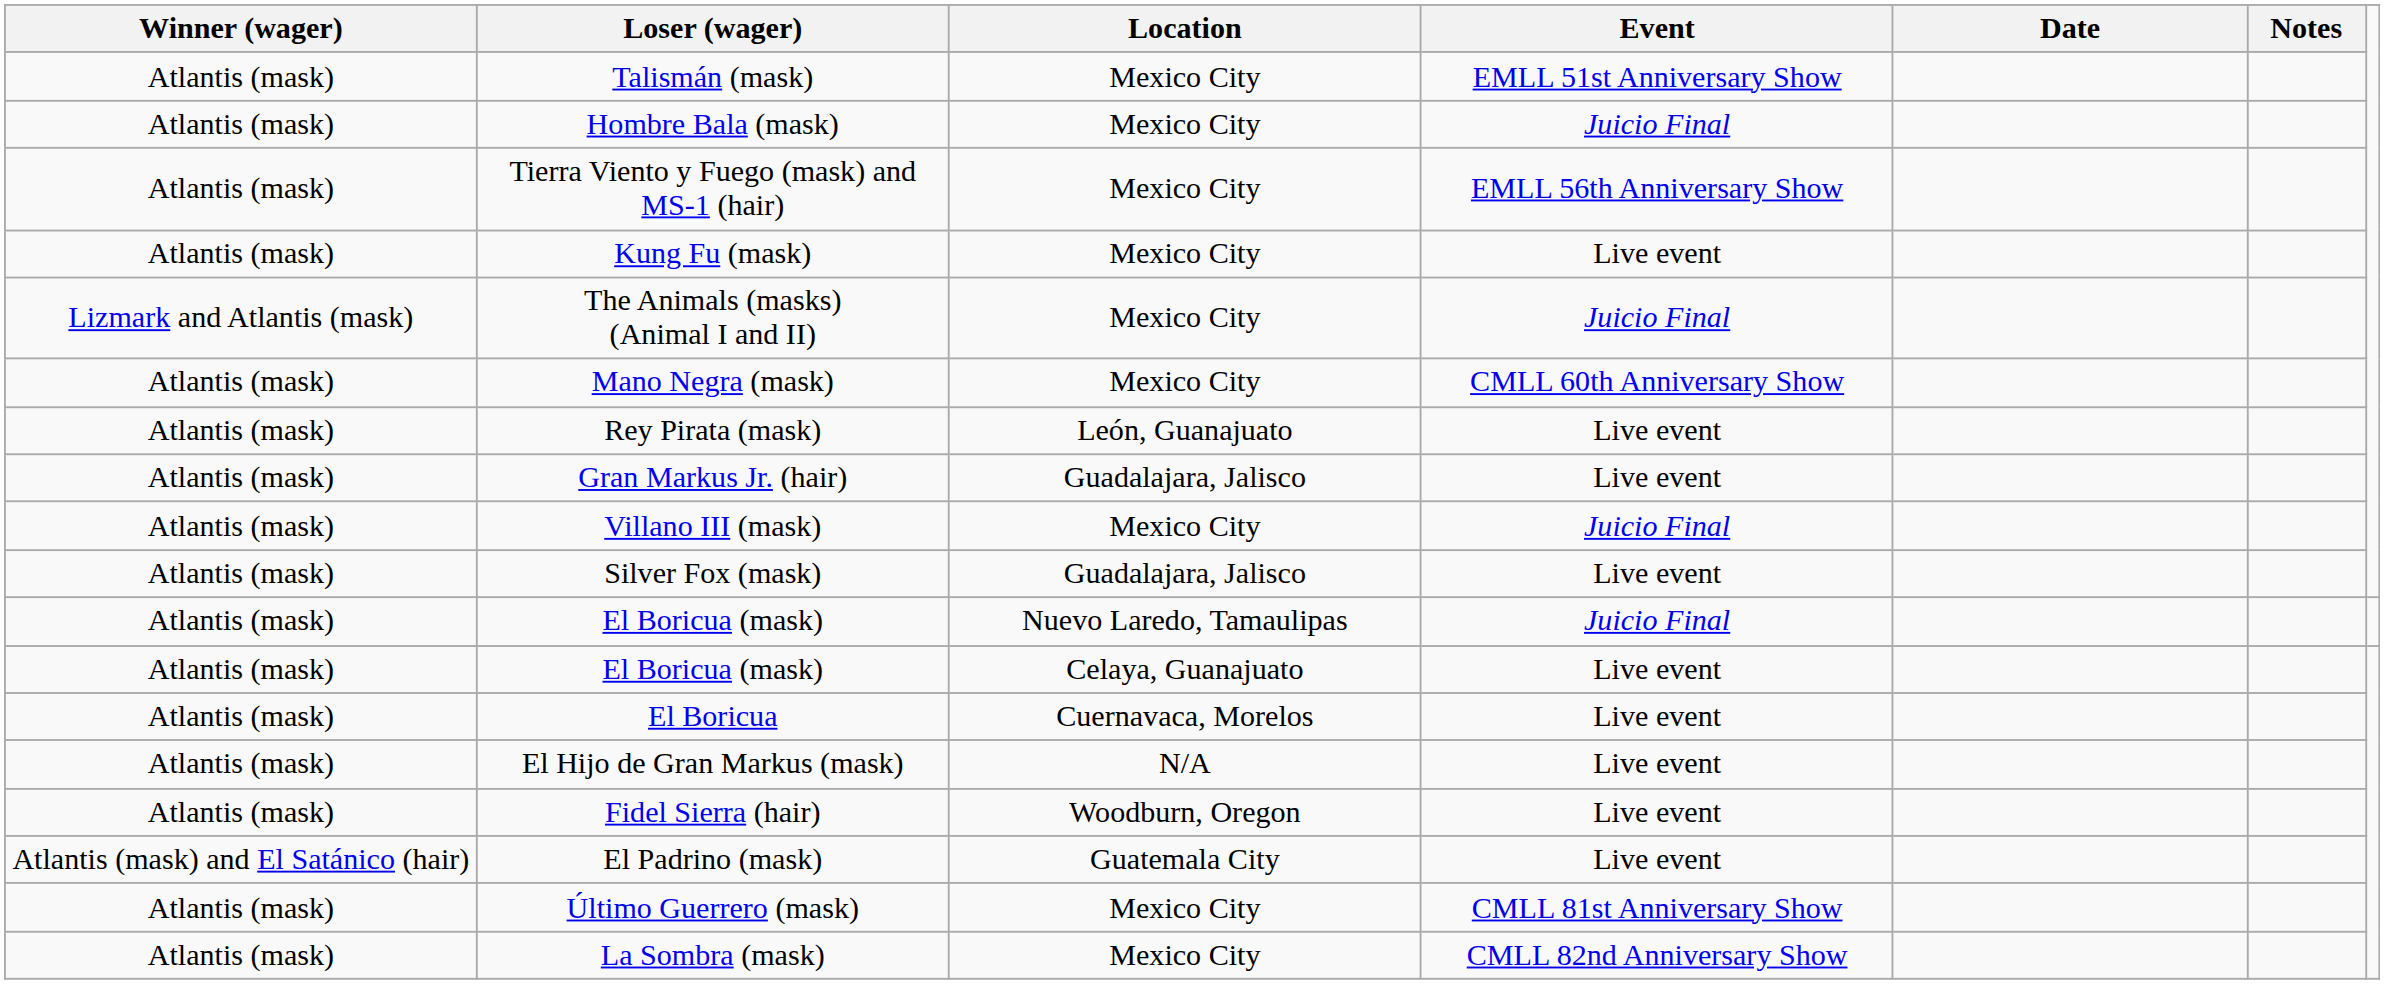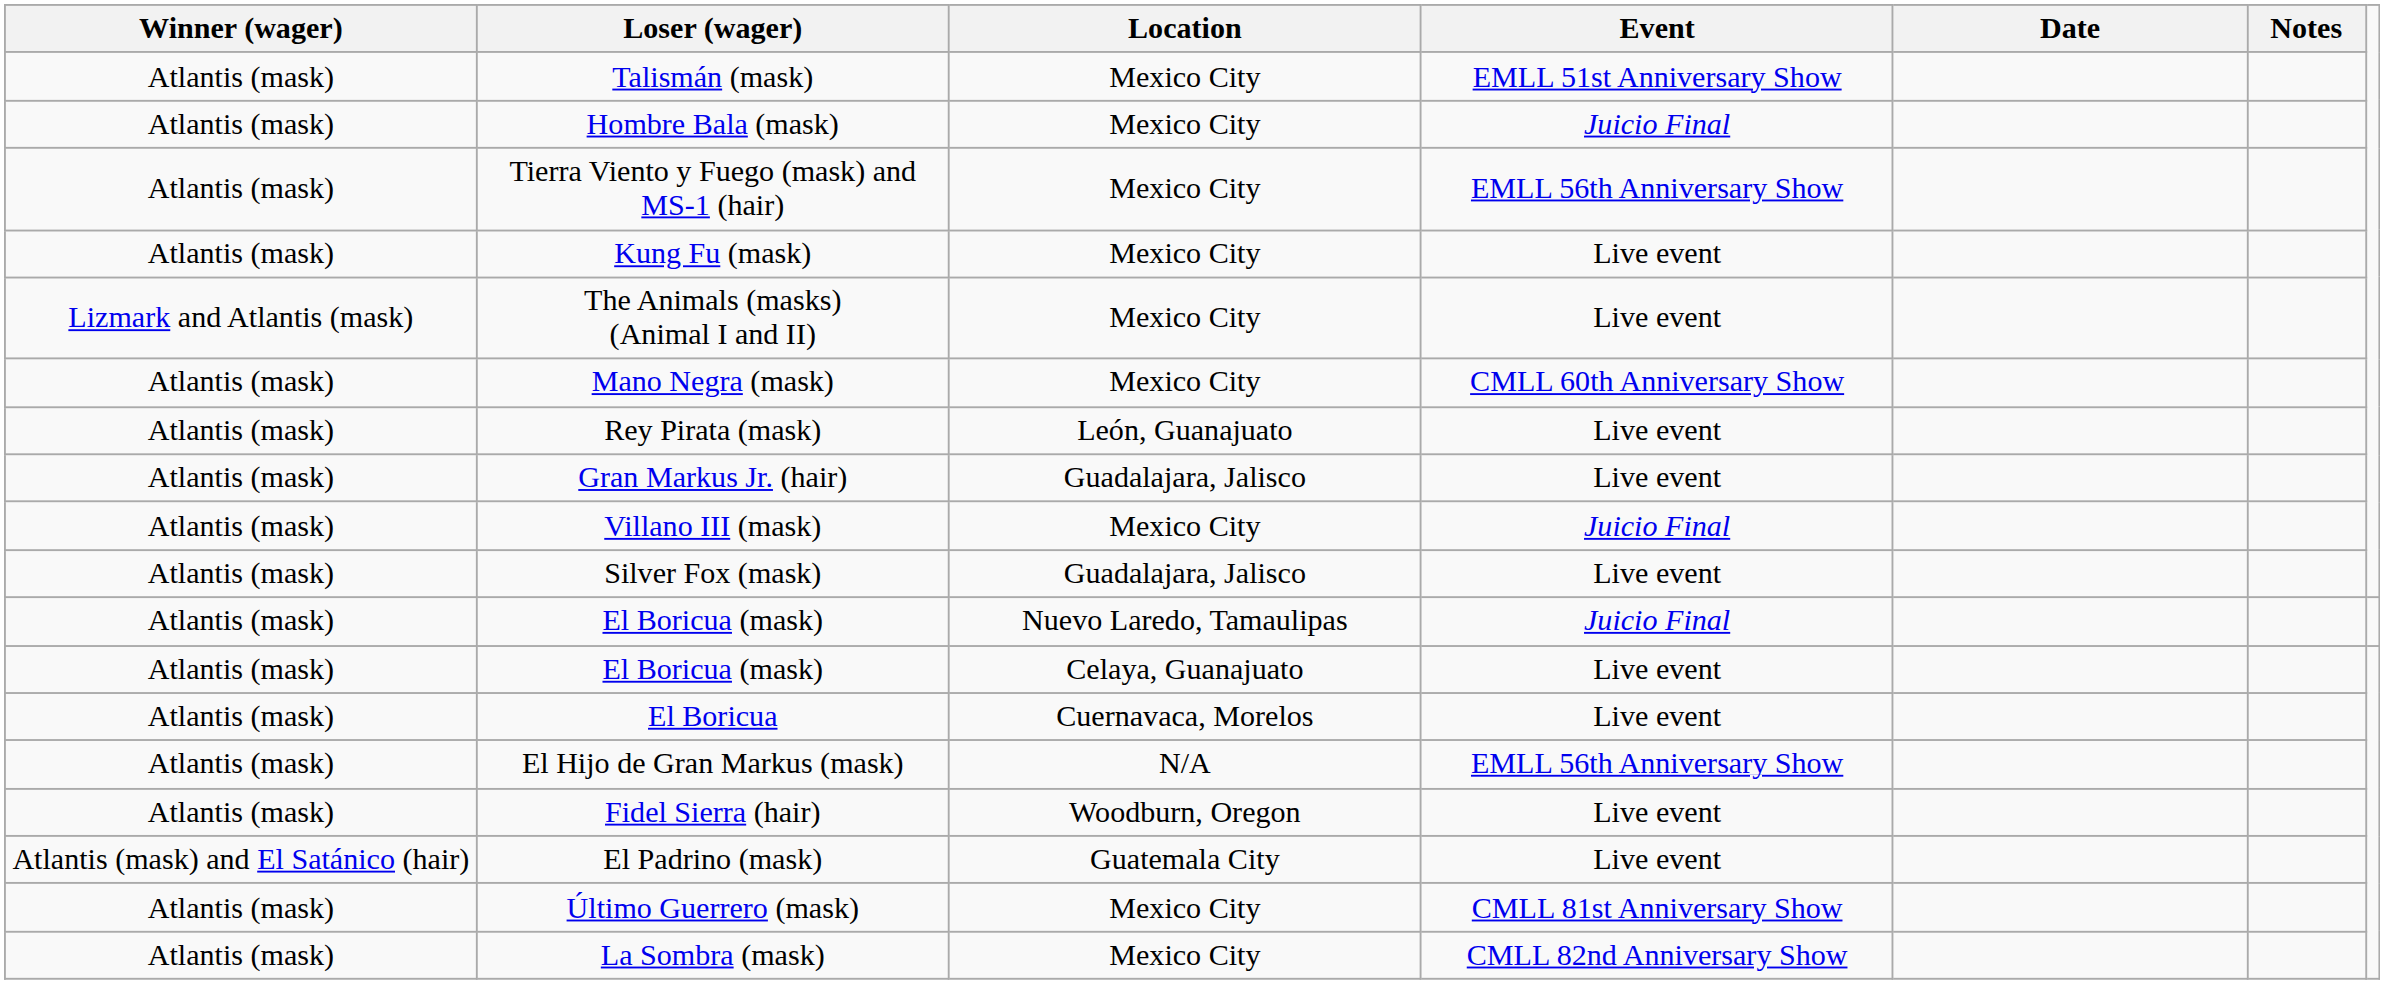(1657, 317) Juicio Final -> (1657, 317) Live event
(1657, 763) Live event -> (1657, 763) EMLL 56th Anniversary Show
